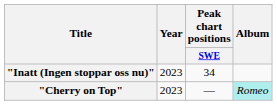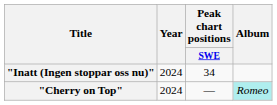(171, 73) 2023 -> (171, 73) 2024
(171, 91) 2023 -> (171, 91) 2024
